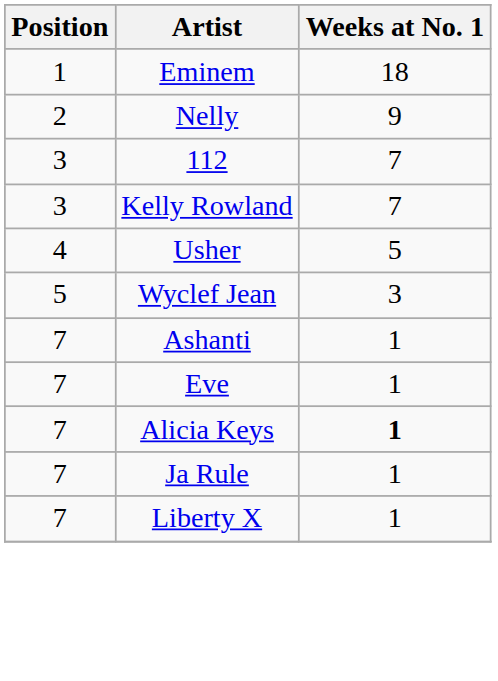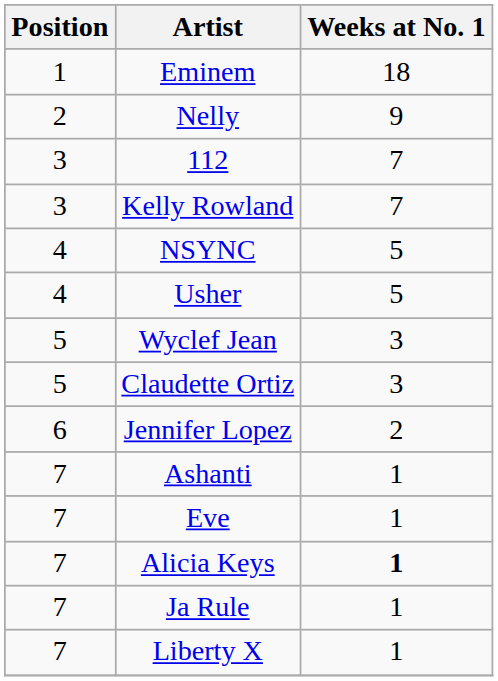+ row: (208, 250)
+ row: (208, 384)
+ row: (208, 428)
